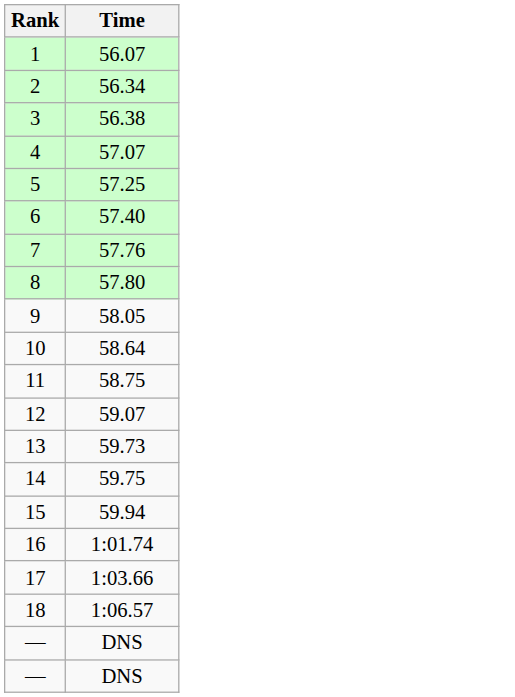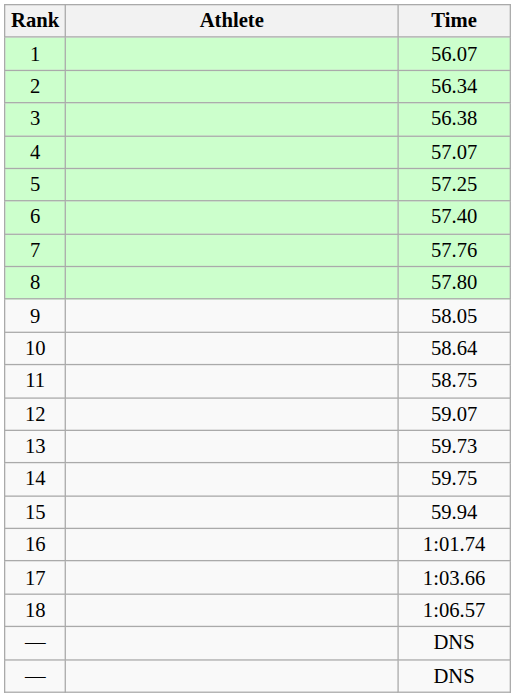+ column: (232, 20)
